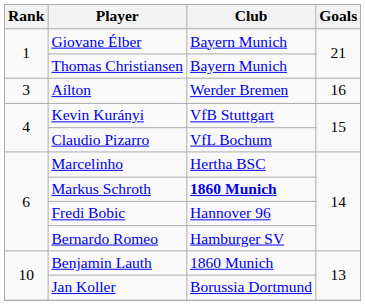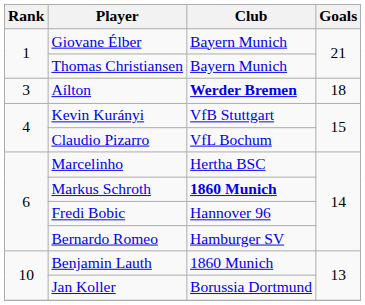(239, 90) normal -> (243, 90) bold
(338, 90) 16 -> (338, 90) 18
